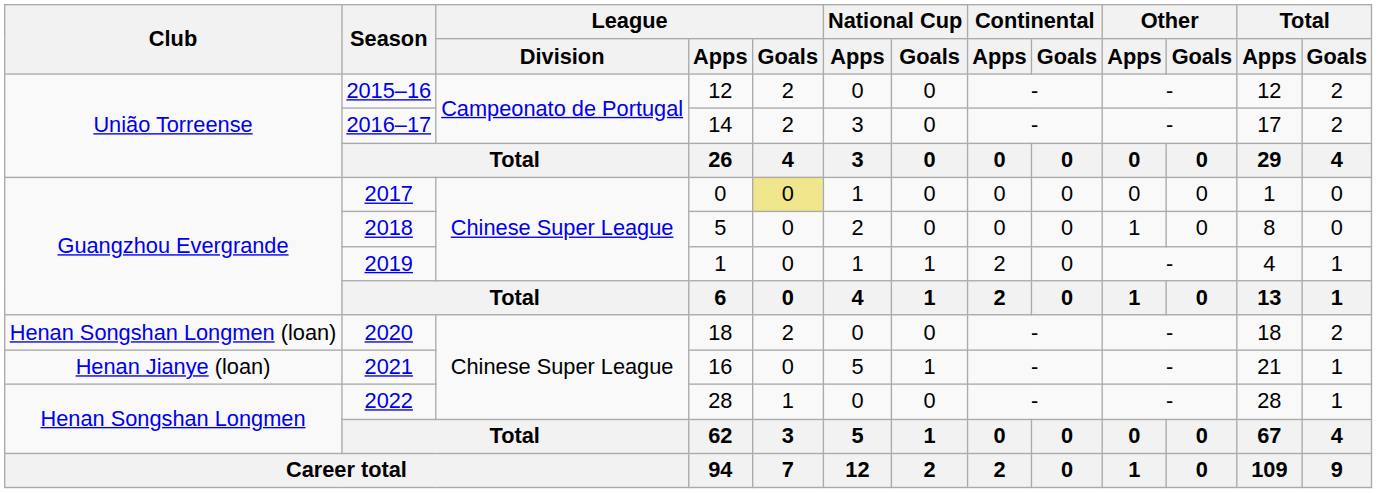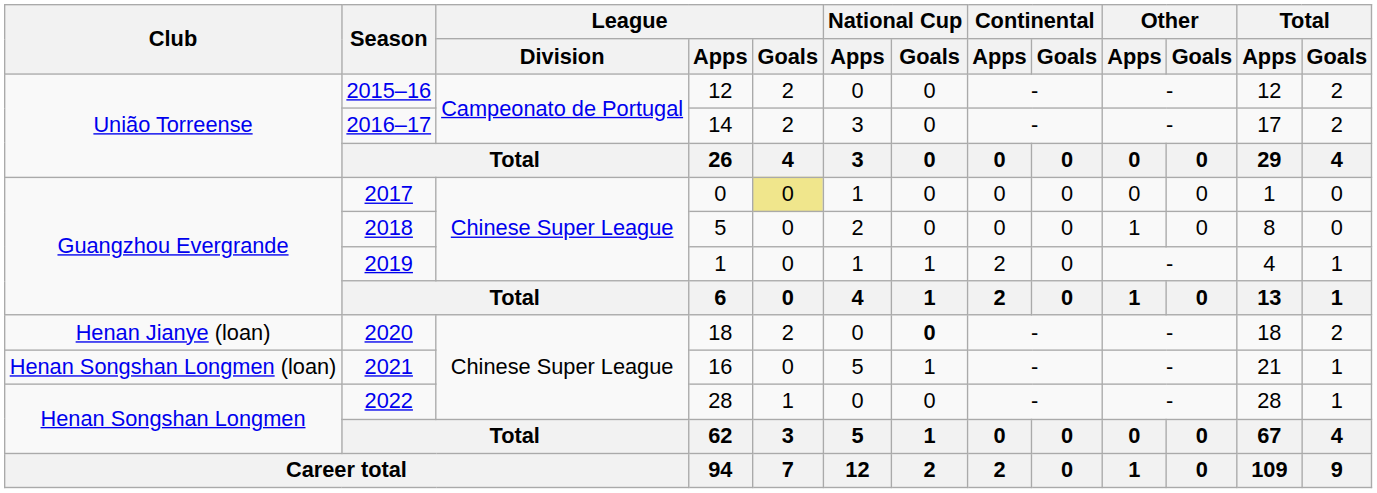(173, 332) Henan Songshan Longmen (loan) -> (173, 332) Henan Jianye (loan)
(930, 332) normal -> (930, 332) bold
(173, 366) Henan Jianye (loan) -> (173, 366) Henan Songshan Longmen (loan)
